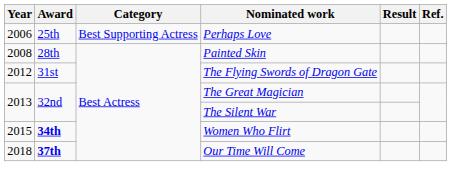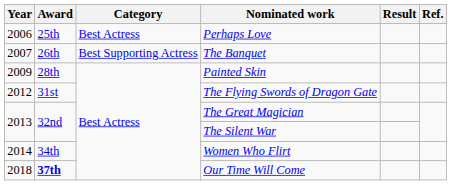(138, 33) Best Supporting Actress -> (109, 33) Best Actress
+ row: (235, 53)
(20, 53) 2008 -> (20, 72) 2009
(20, 131) 2015 -> (20, 151) 2014
(49, 131) bold -> (48, 151) normal
